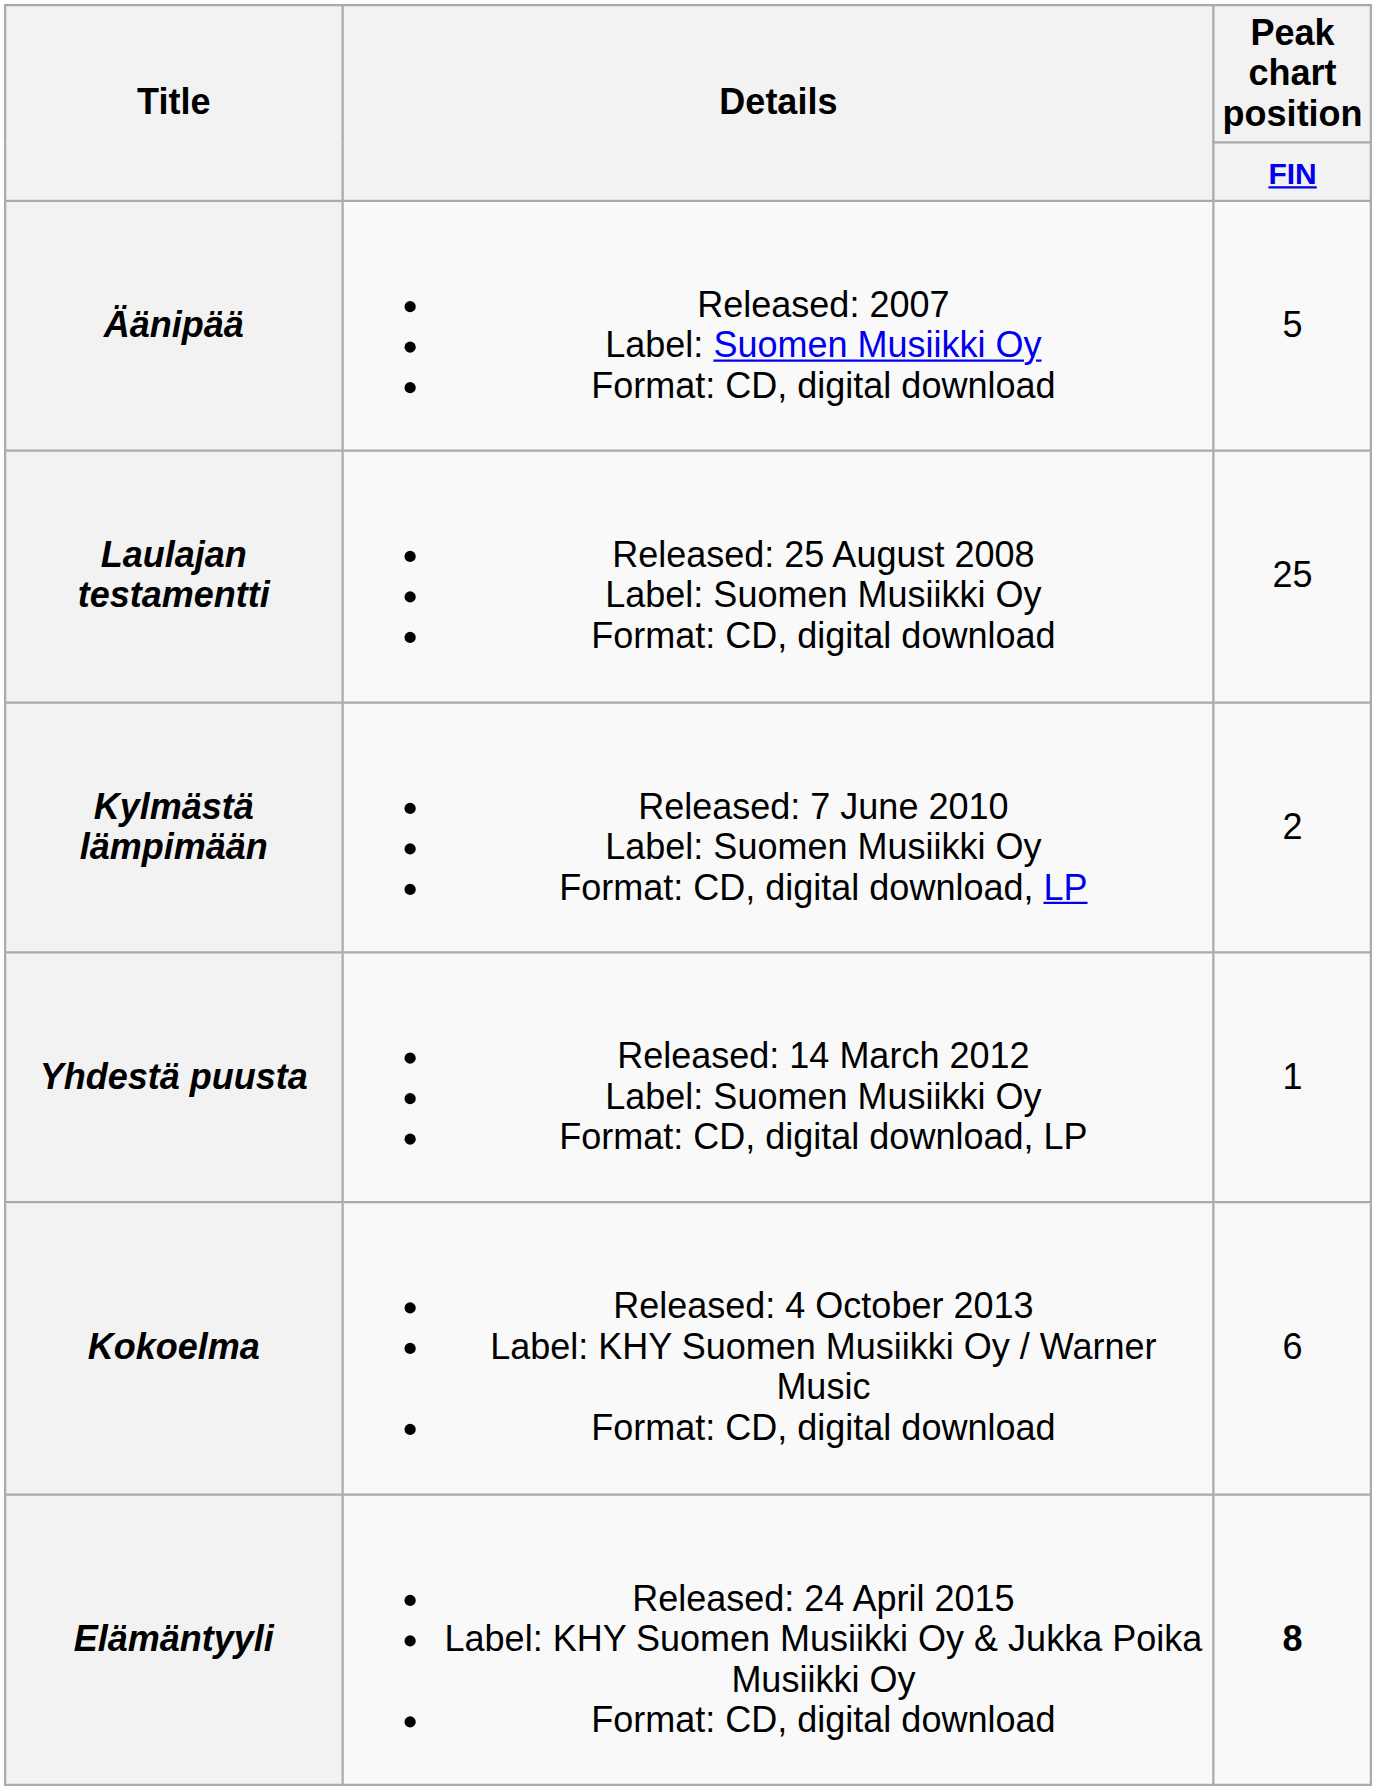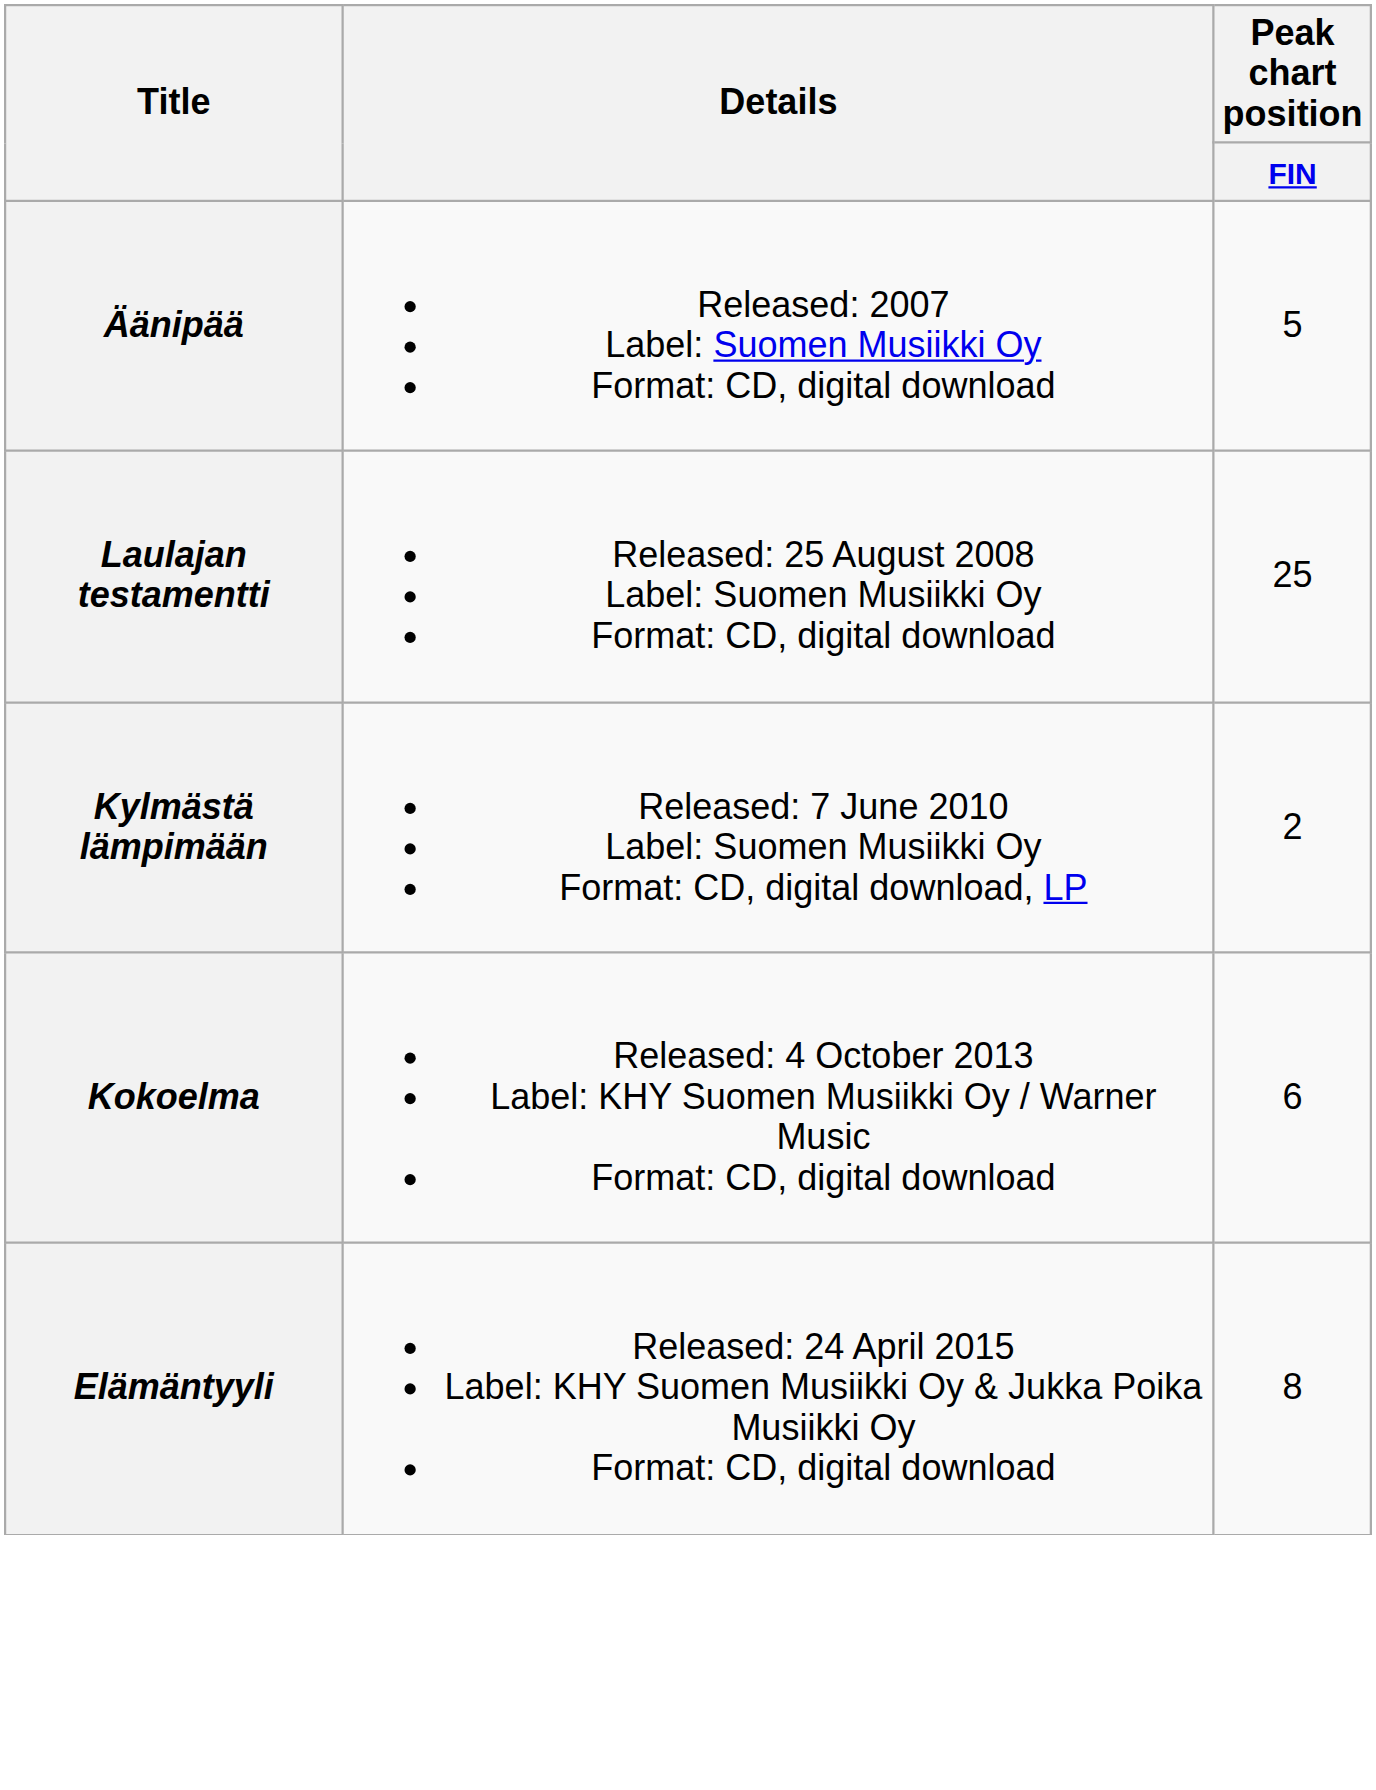- row: (174, 1076)
(1293, 1638) bold -> (1293, 1388) normal
